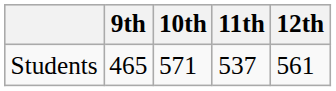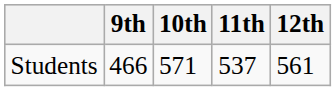(128, 64) 465 -> (128, 64) 466
